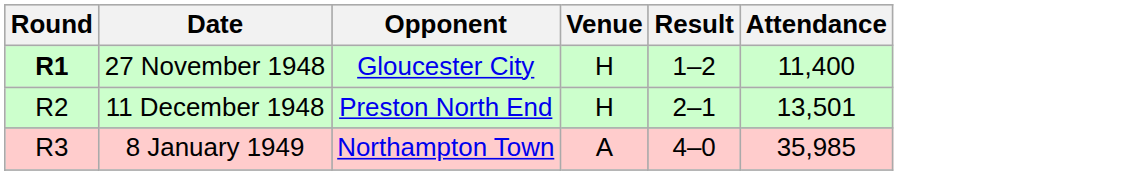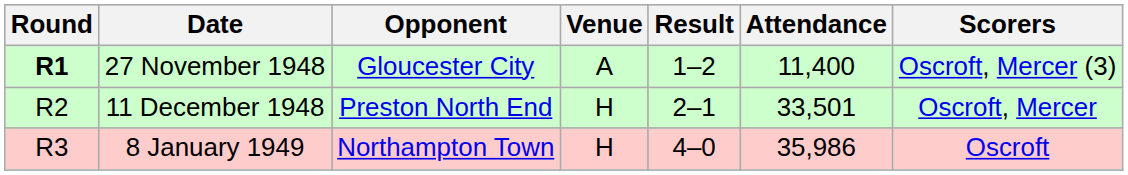+ column: (1008, 25)
(604, 66) H -> (604, 66) A
(816, 107) 13,501 -> (816, 107) 33,501
(604, 148) A -> (604, 148) H
(816, 148) 35,985 -> (816, 148) 35,986
